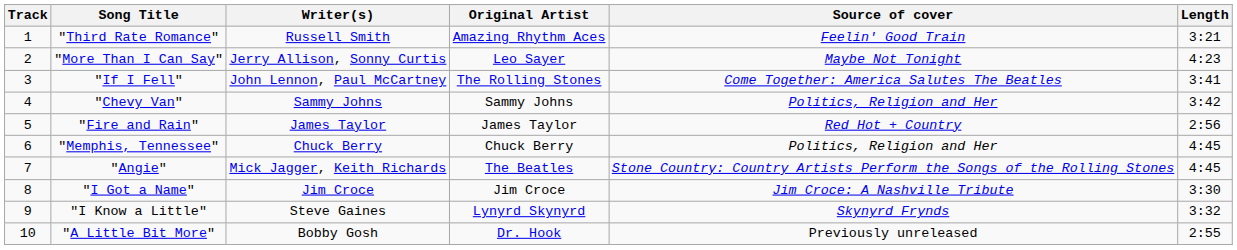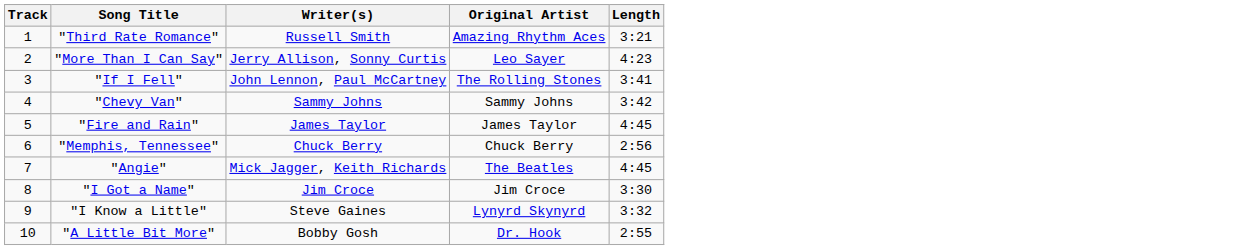- column: (893, 15)
(1205, 125) 2:56 -> (636, 125) 4:45
(1205, 146) 4:45 -> (636, 146) 2:56
